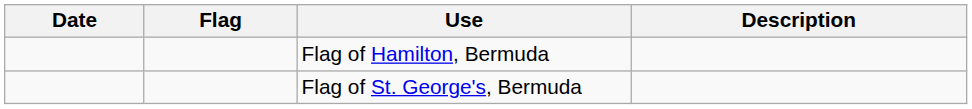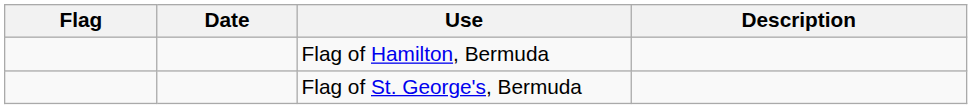columns swapped: (221, 20) <-> (74, 20)
